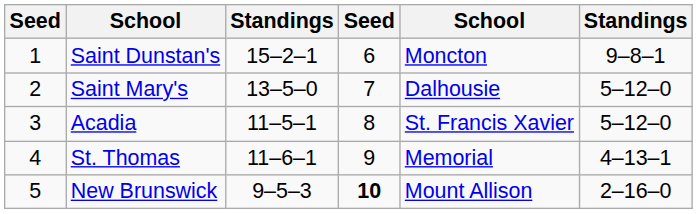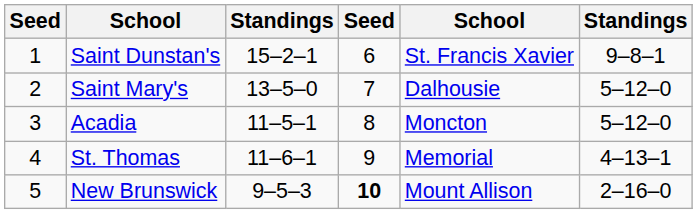(446, 55) Moncton -> (489, 55) St. Francis Xavier
(489, 123) St. Francis Xavier -> (446, 123) Moncton
